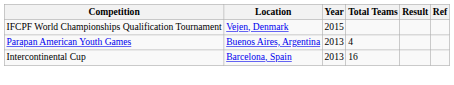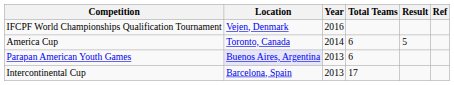(334, 27) 2015 -> (334, 27) 2016
+ row: (32, 42)
(273, 42) no background -> (273, 57) lavender background
(351, 42) 4 -> (351, 57) 6
(353, 57) 16 -> (353, 73) 17
